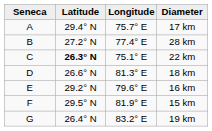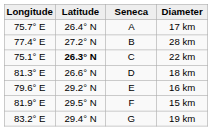columns swapped: (30, 12) <-> (131, 12)
(81, 27) 29.4° N -> (81, 27) 26.4° N
(81, 118) 26.4° N -> (81, 118) 29.4° N
